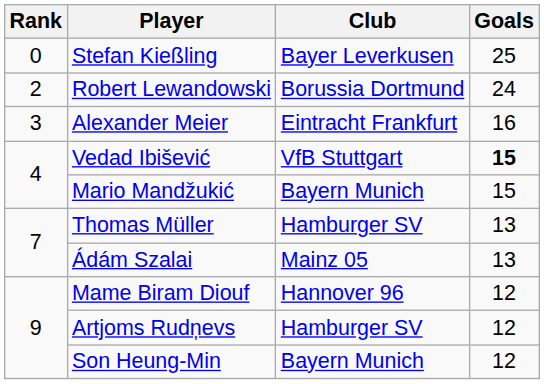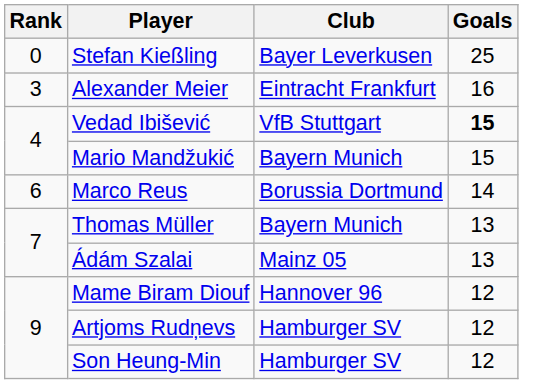- row: (171, 89)
+ row: (130, 191)
(352, 225) Hamburger SV -> (331, 225) Bayern Munich
(352, 361) Bayern Munich -> (330, 361) Hamburger SV
